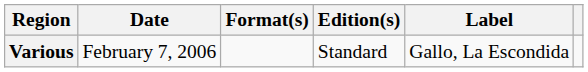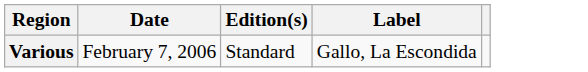- column: (267, 19)
